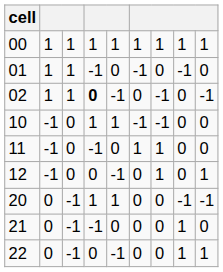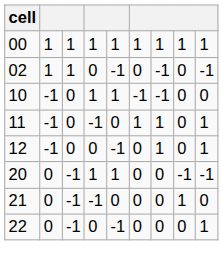- row: (18, 70)
(93, 96) bold -> (93, 70) normal
(204, 148) 0 -> (204, 122) 1
(182, 253) 1 -> (182, 227) 0
